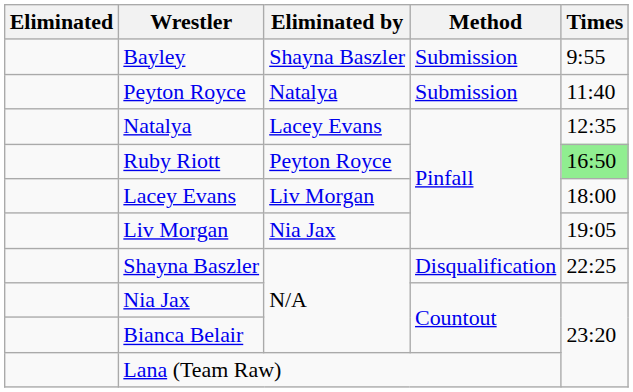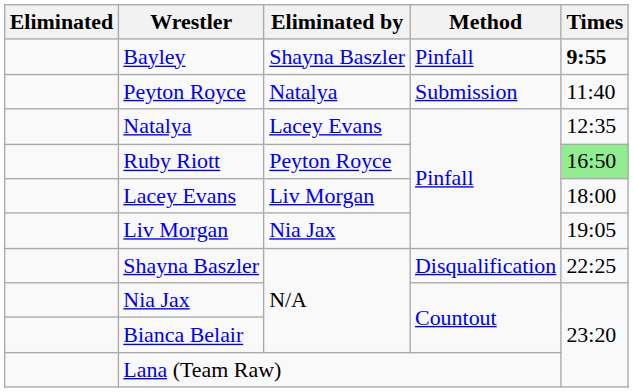(466, 56) Submission -> (444, 56) Pinfall
(586, 56) normal -> (586, 56) bold
